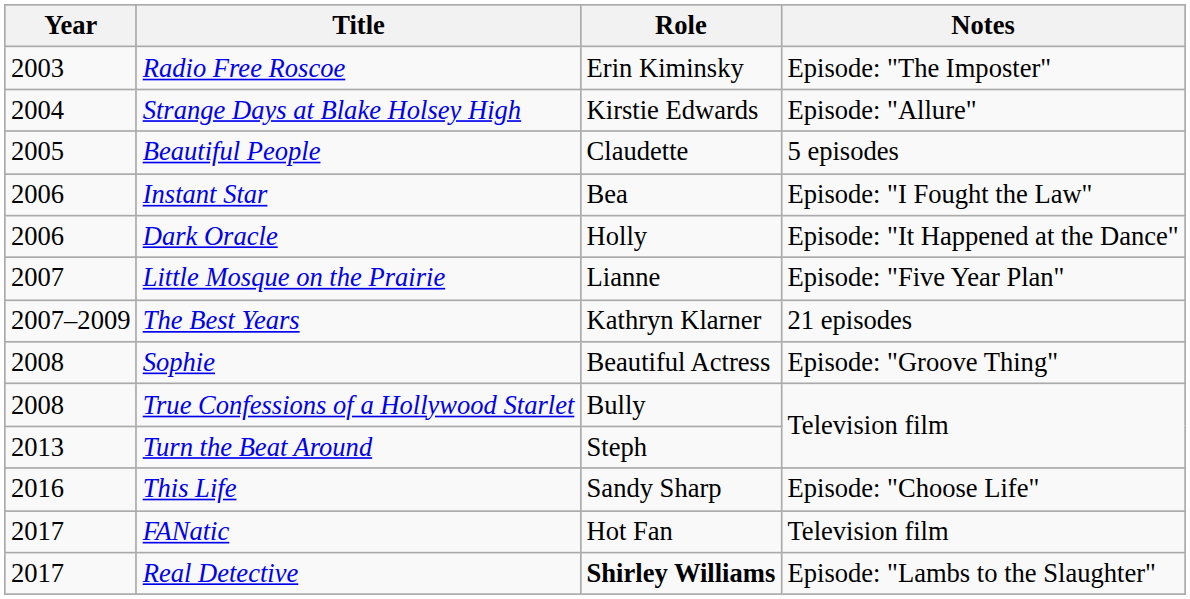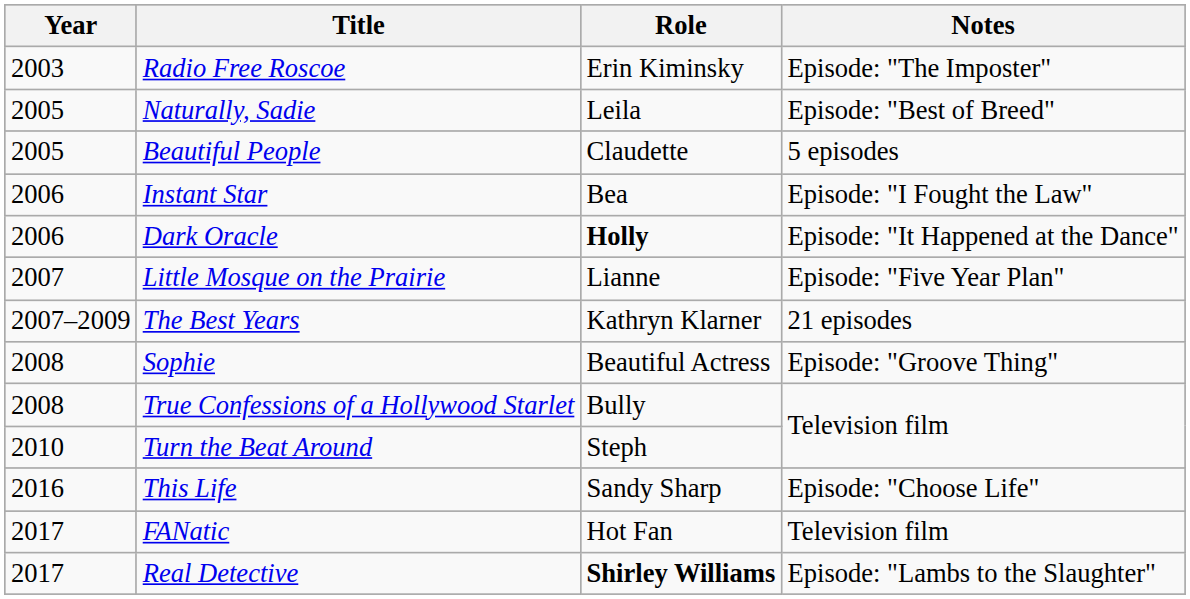- row: (332, 109)
+ row: (229, 109)
(617, 236) normal -> (618, 236) bold
(38, 446) 2013 -> (38, 446) 2010
